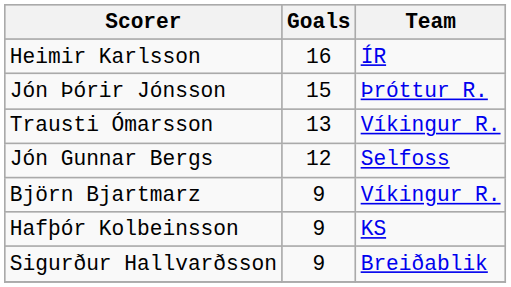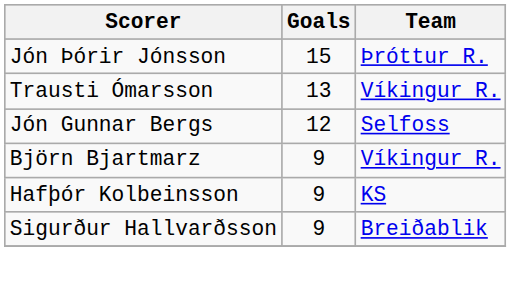- row: (105, 57)
